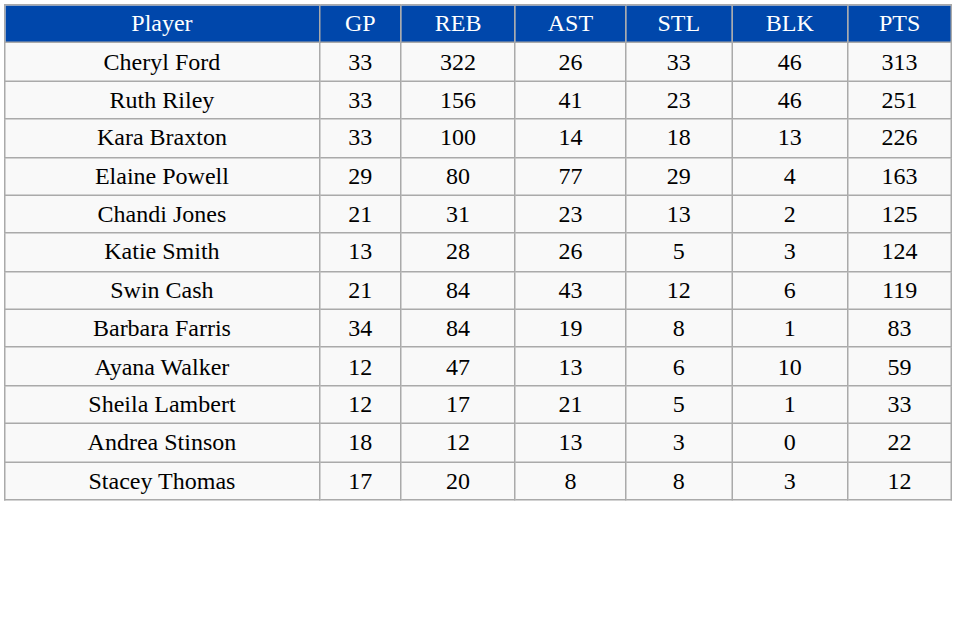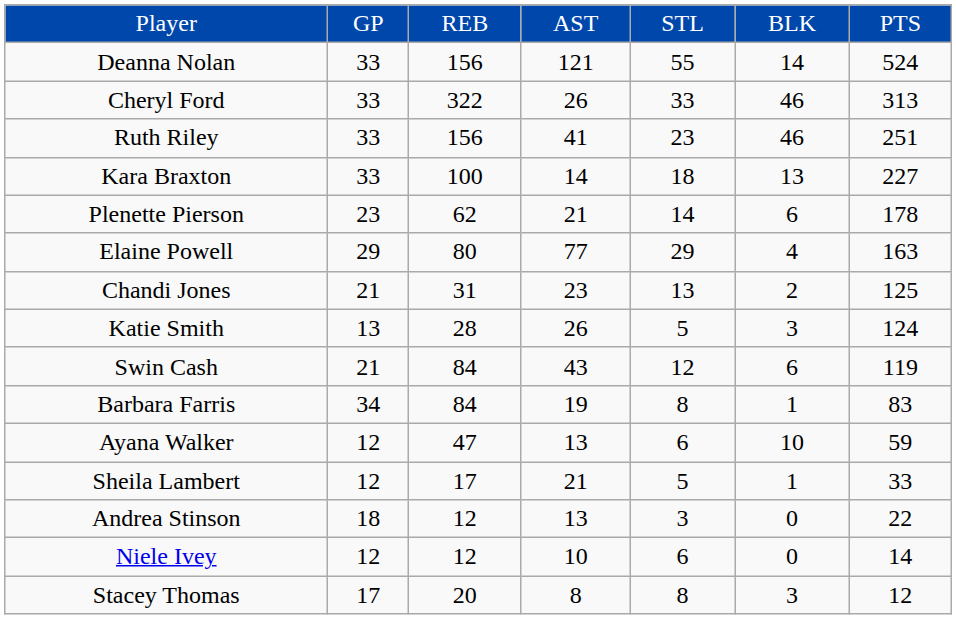+ row: (166, 61)
(900, 137) 226 -> (900, 175) 227
+ row: (166, 213)
+ row: (166, 556)
